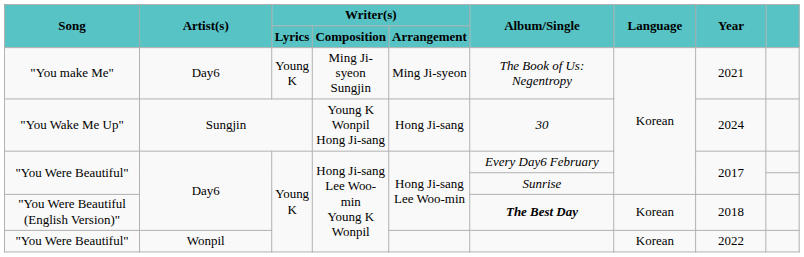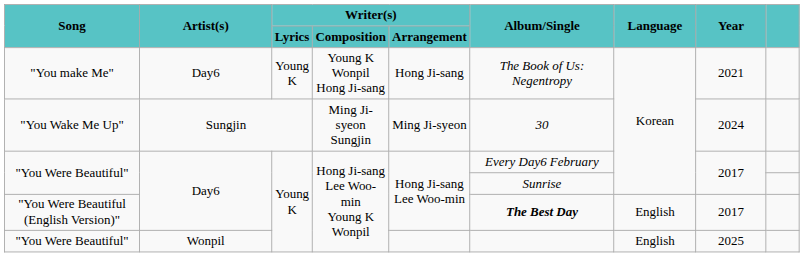(351, 73) Ming Ji-syeon Sungjin -> (351, 73) Young K Wonpil Hong Ji-sang
(429, 73) Ming Ji-syeon -> (429, 73) Hong Ji-sang
(351, 125) Young K Wonpil Hong Ji-sang -> (351, 125) Ming Ji-syeon Sungjin
(429, 125) Hong Ji-sang -> (429, 125) Ming Ji-syeon
(655, 212) Korean -> (655, 212) English
(731, 212) 2018 -> (731, 212) 2017
(655, 241) Korean -> (655, 241) English
(731, 241) 2022 -> (731, 241) 2025
